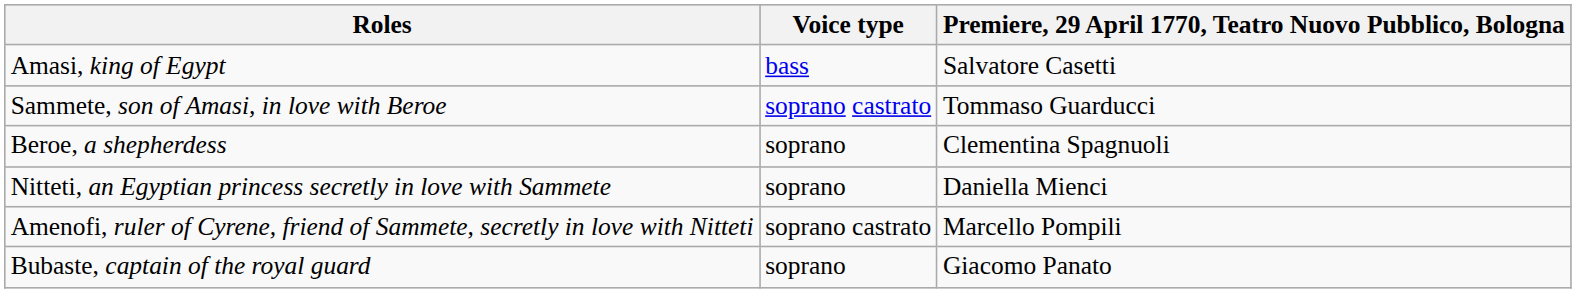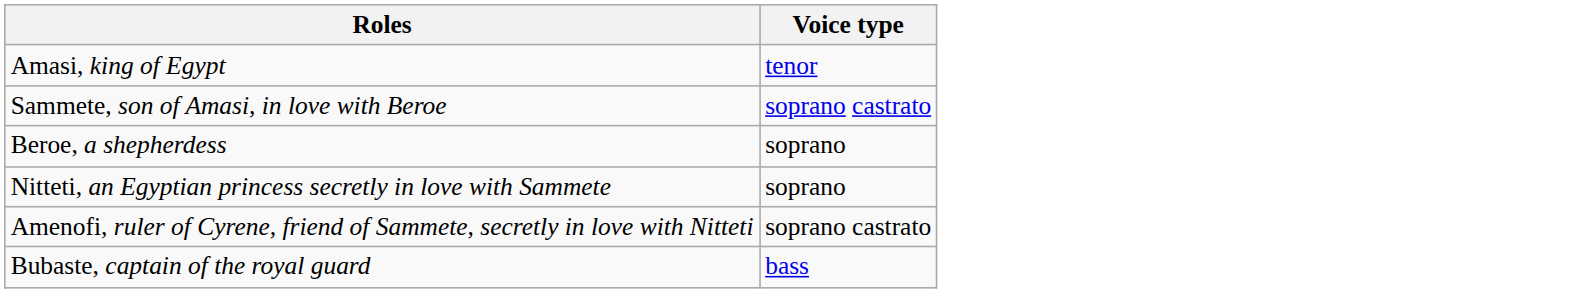- column: (1254, 24)
(787, 65) bass -> (791, 65) tenor
(805, 266) soprano -> (787, 266) bass
